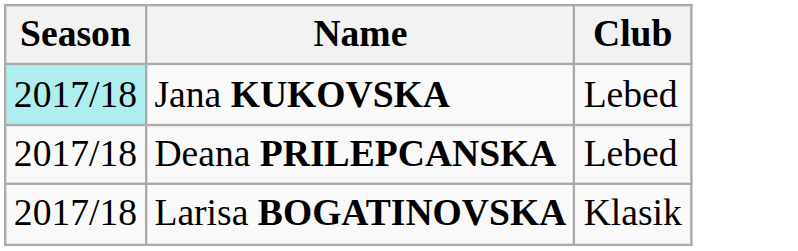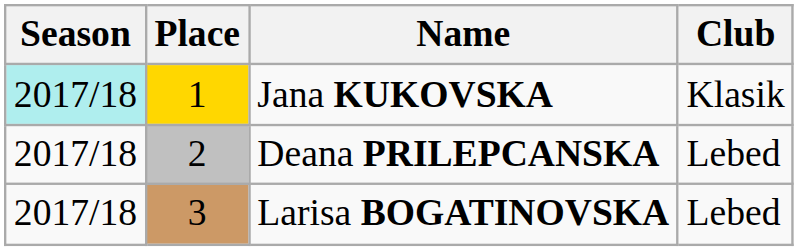+ column: (197, 34)
(631, 93) Lebed -> (736, 93) Klasik
(633, 213) Klasik -> (734, 213) Lebed
